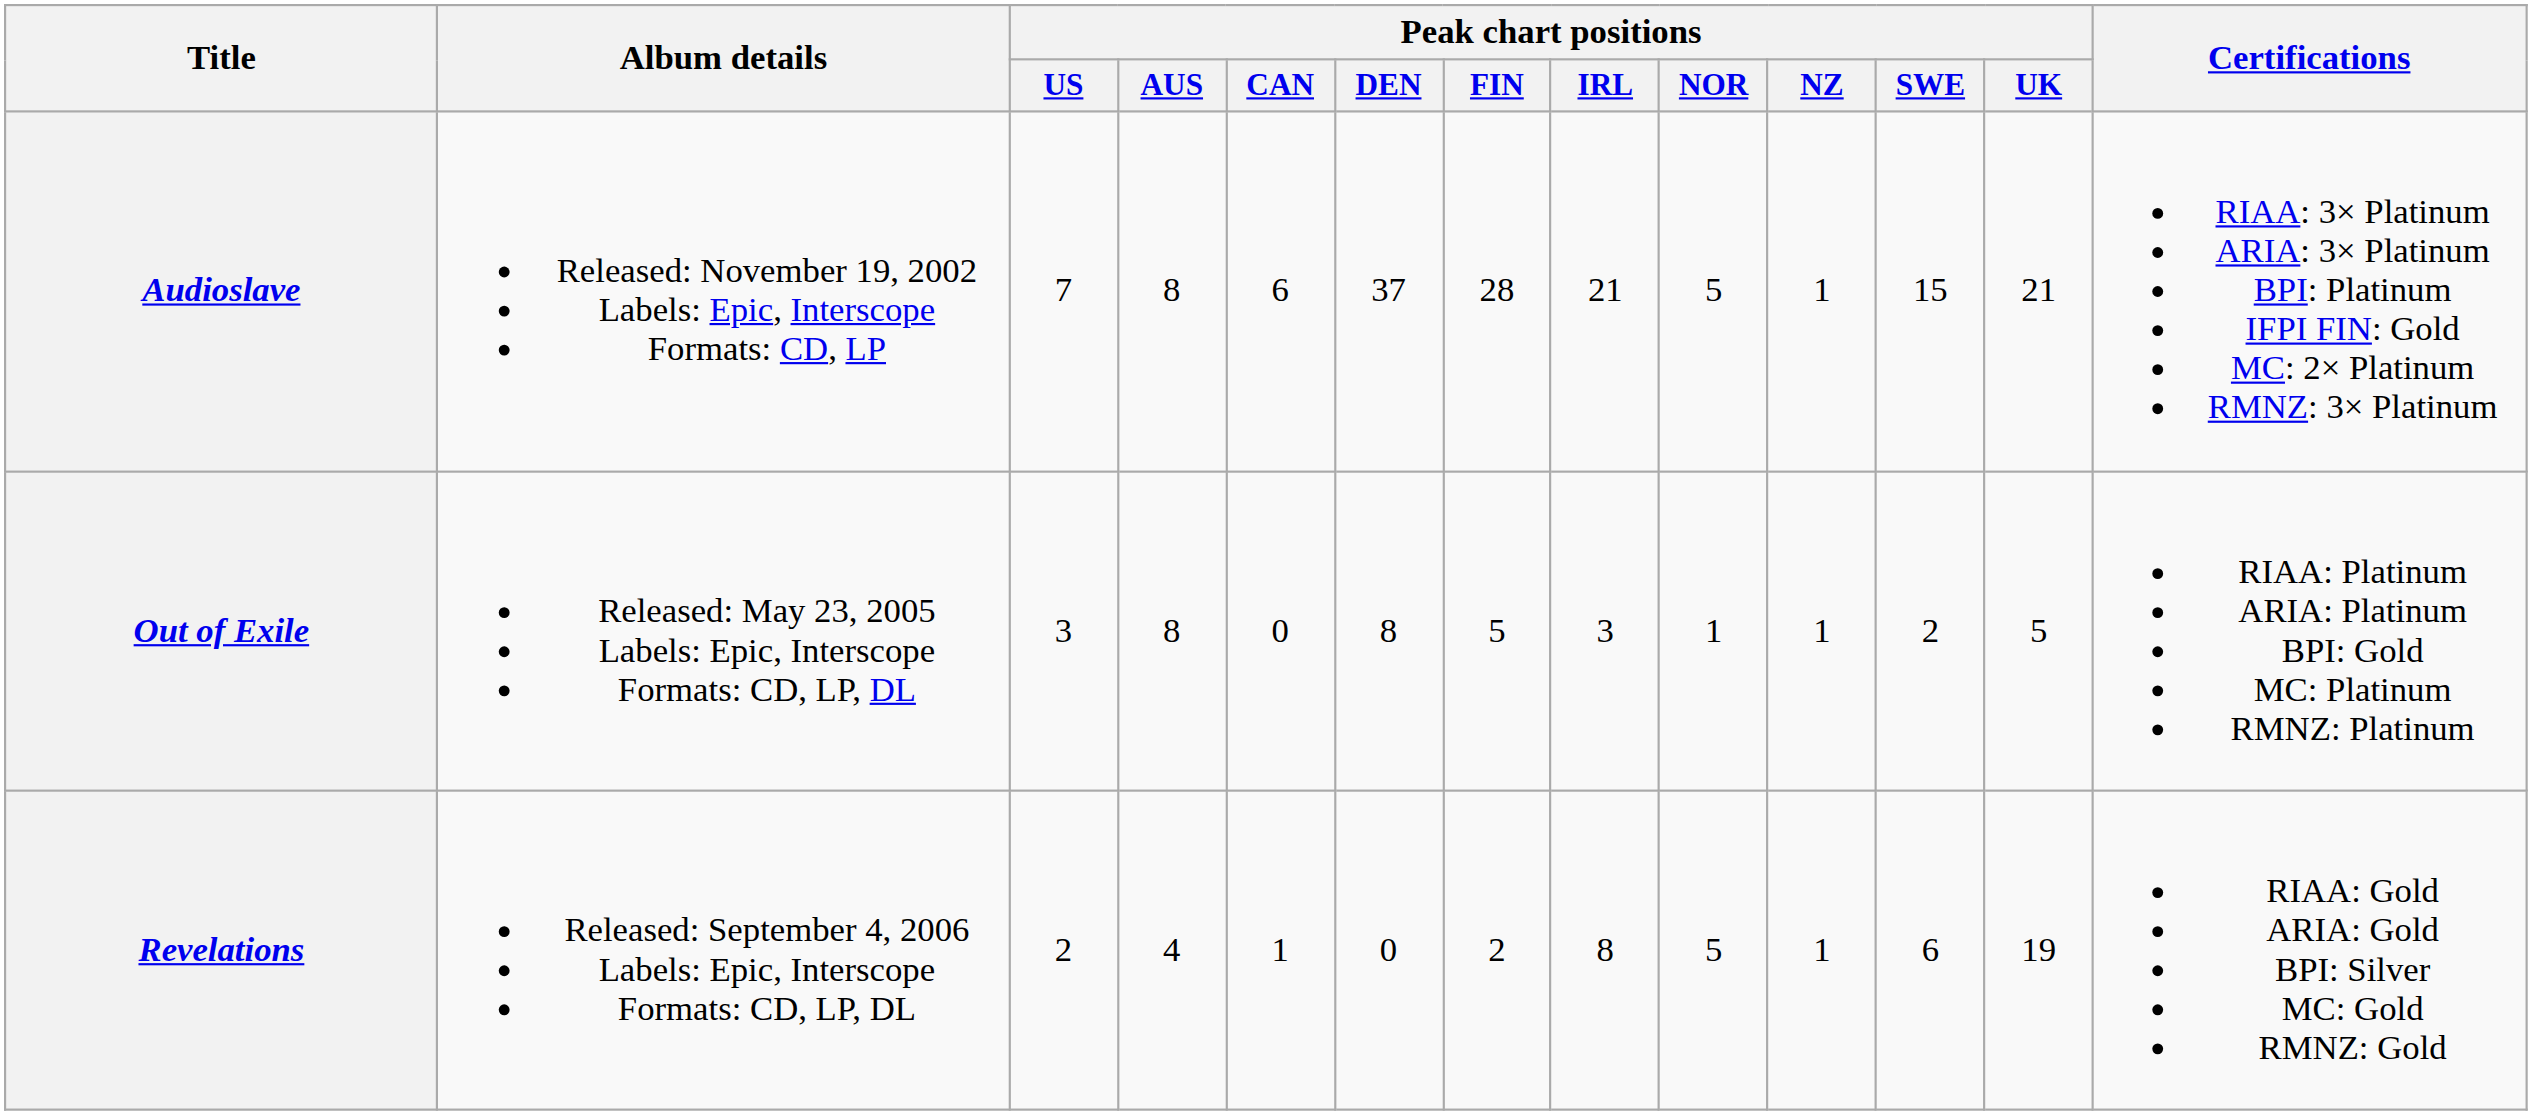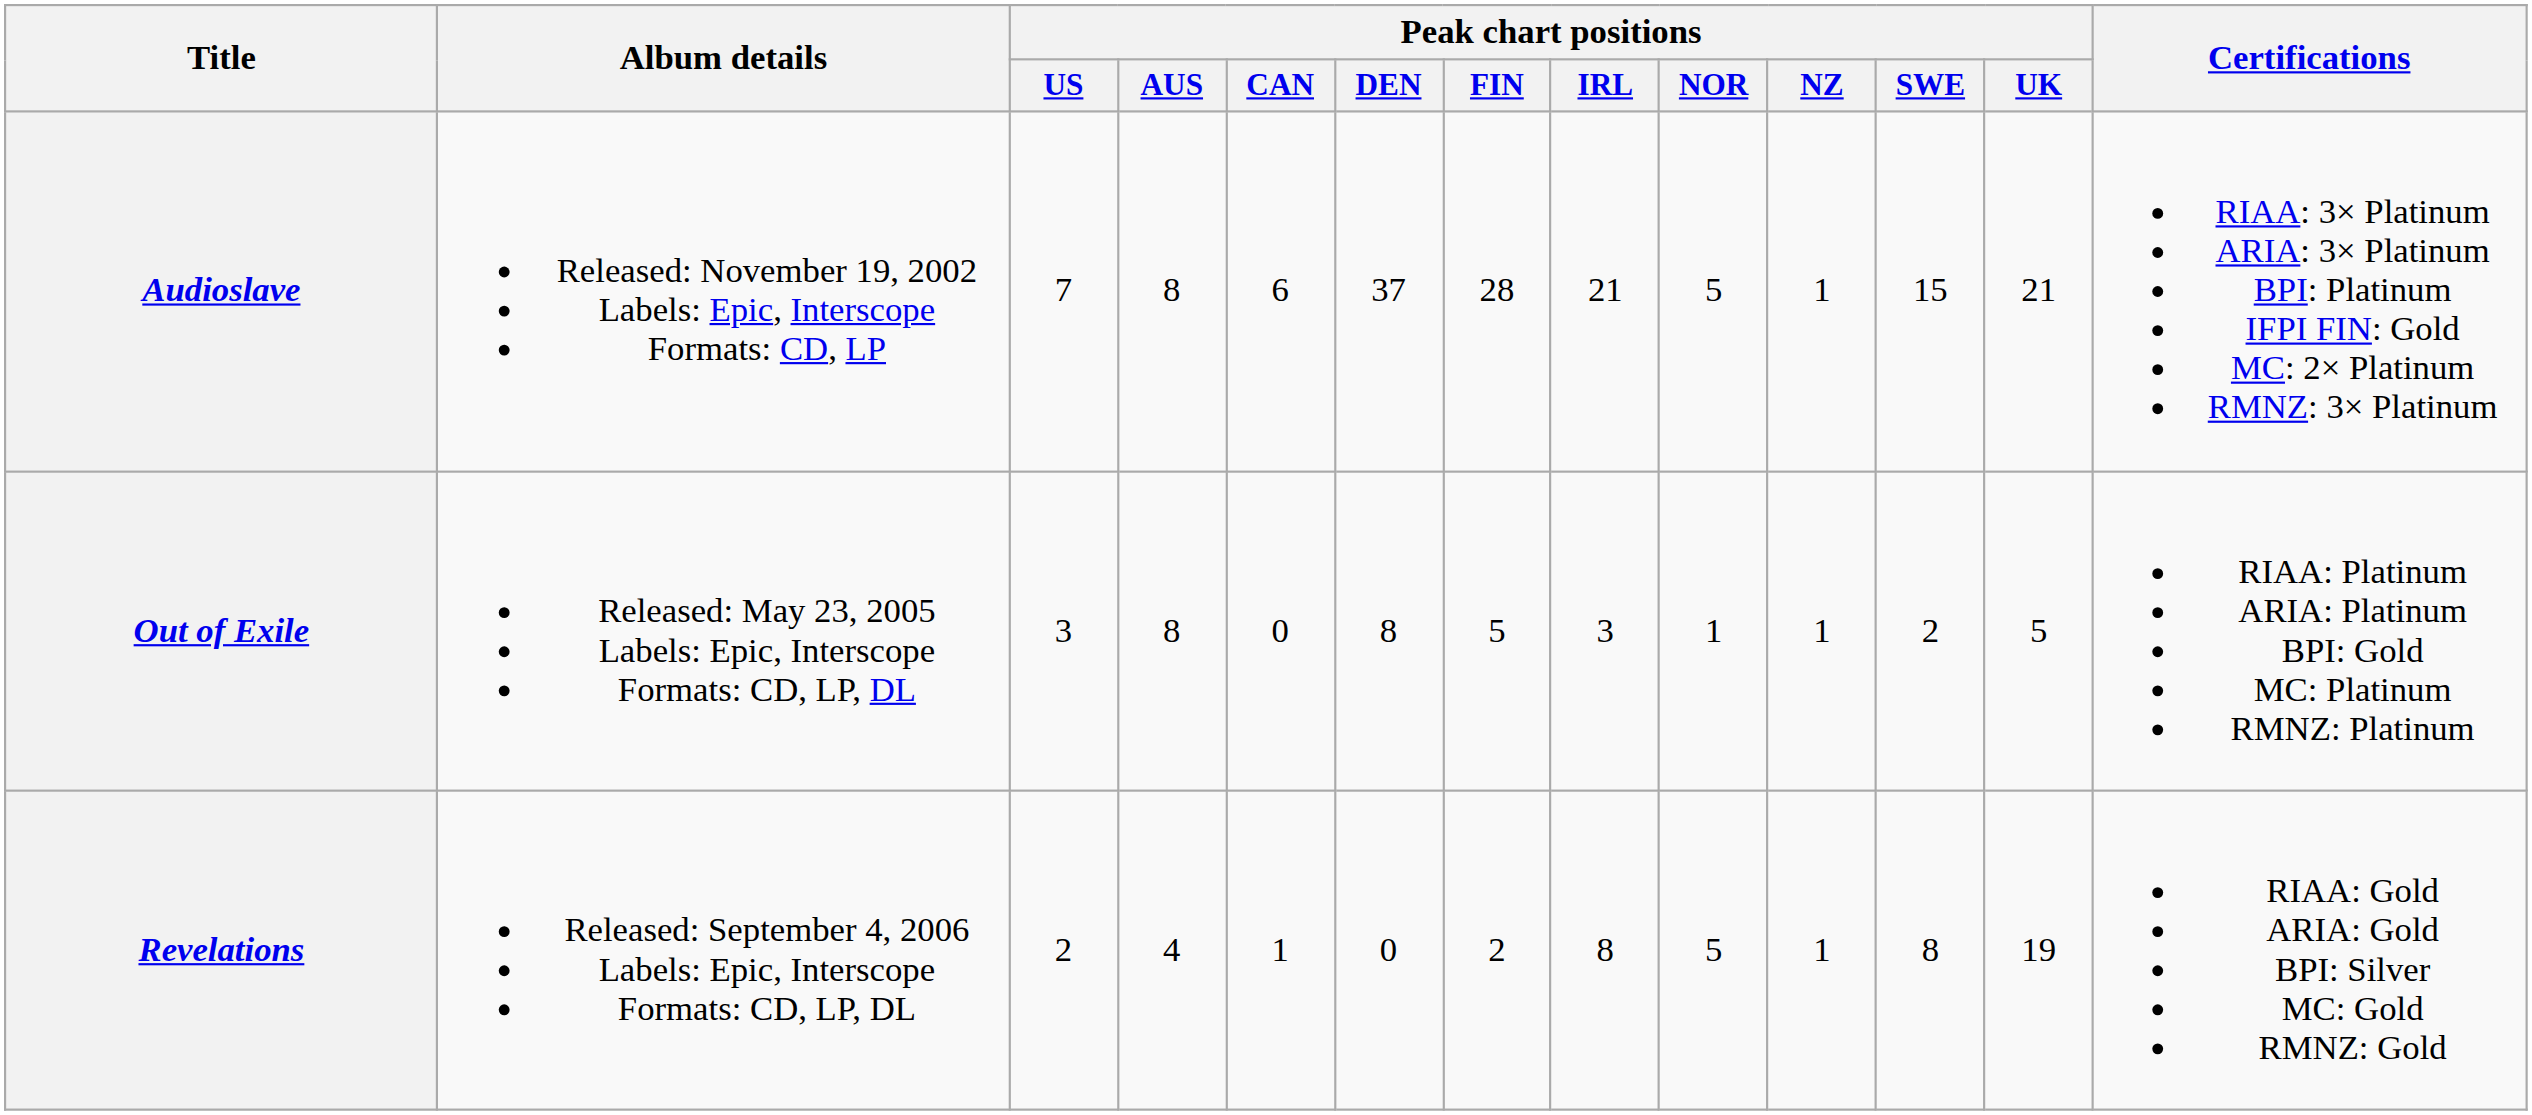(1930, 949) 6 -> (1930, 949) 8
